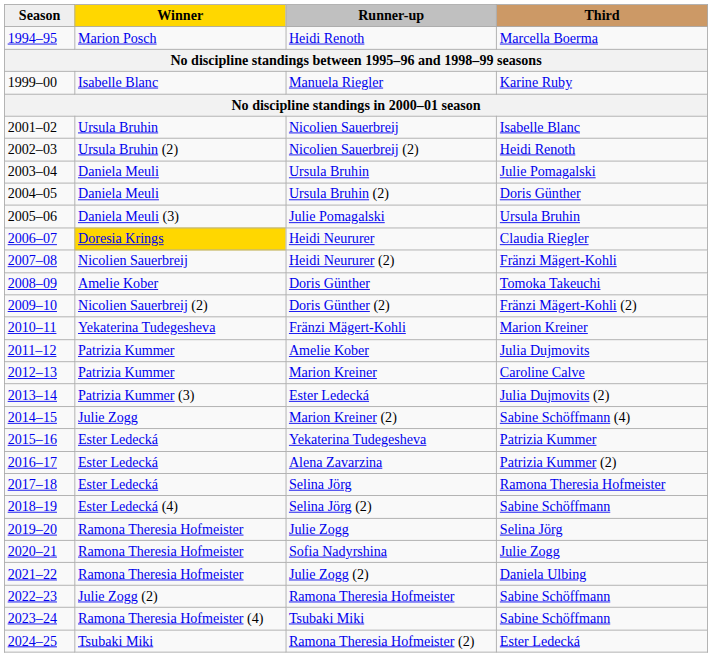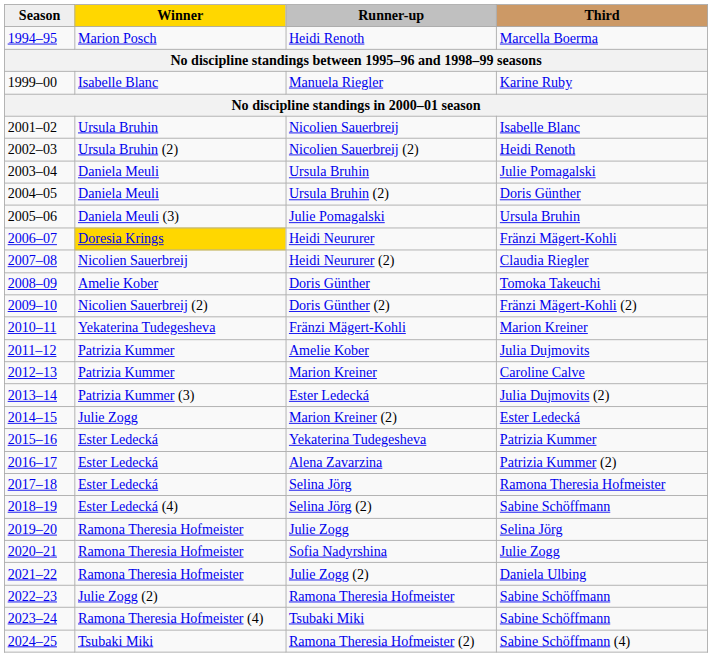(544, 238) Claudia Riegler -> (558, 238) Fränzi Mägert-Kohli
(558, 261) Fränzi Mägert-Kohli -> (544, 261) Claudia Riegler
(565, 417) Sabine Schöffmann (4) -> (540, 417) Ester Ledecká
(540, 640) Ester Ledecká -> (565, 640) Sabine Schöffmann (4)
